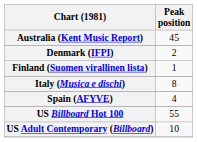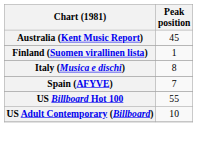- row: (80, 53)
(174, 99) 4 -> (174, 83) 7
